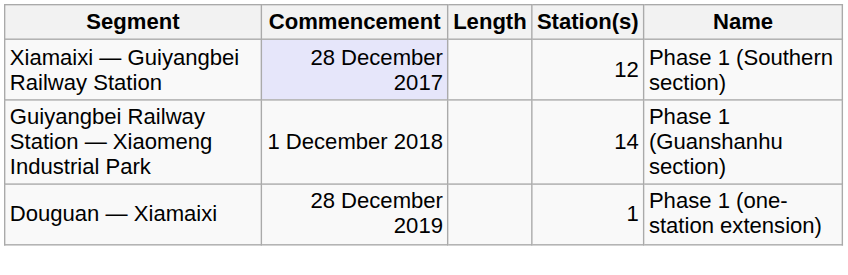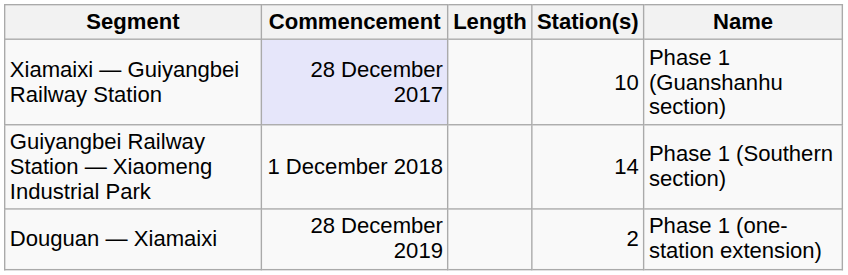(626, 69) 12 -> (626, 81) 10
(741, 69) Phase 1 (Southern section) -> (716, 81) Phase 1 (Guanshanhu section)
(716, 141) Phase 1 (Guanshanhu section) -> (741, 166) Phase 1 (Southern section)
(633, 214) 1 -> (633, 238) 2
